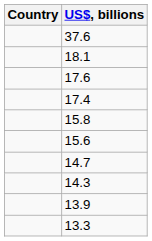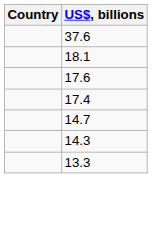- row: (77, 120)
- row: (77, 141)
- row: (77, 204)
